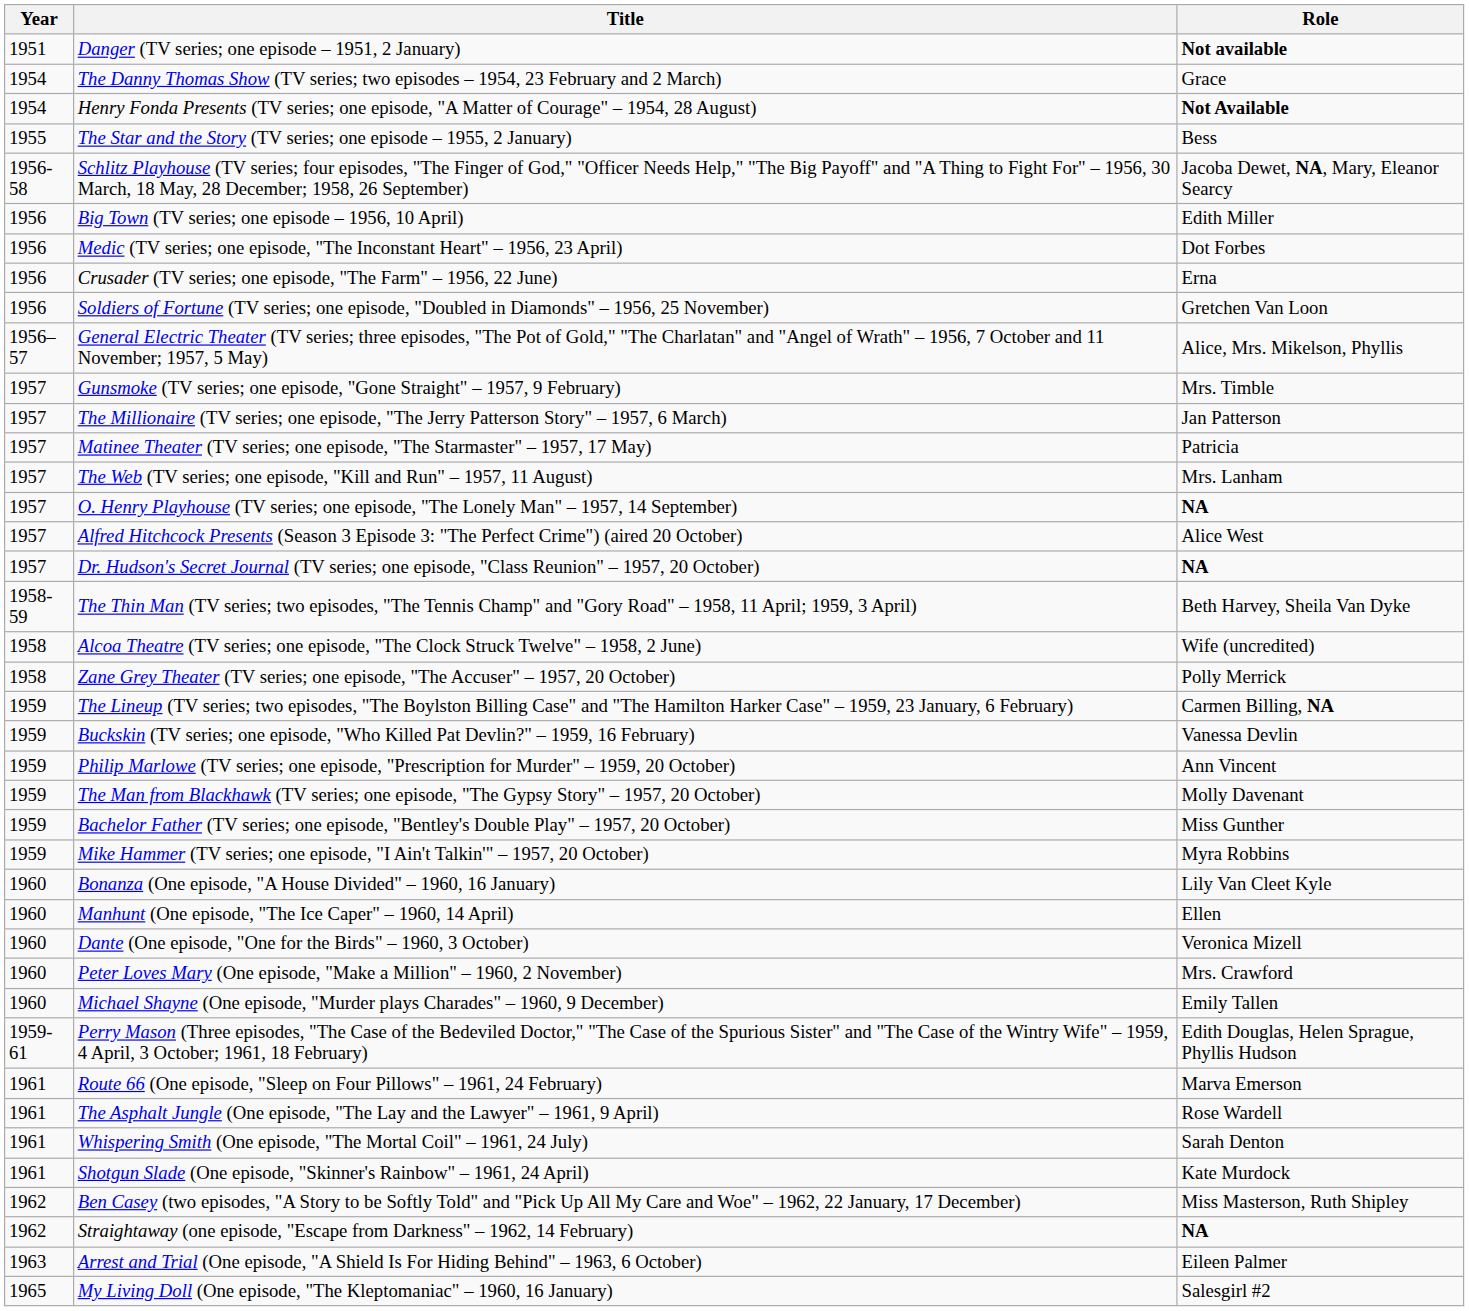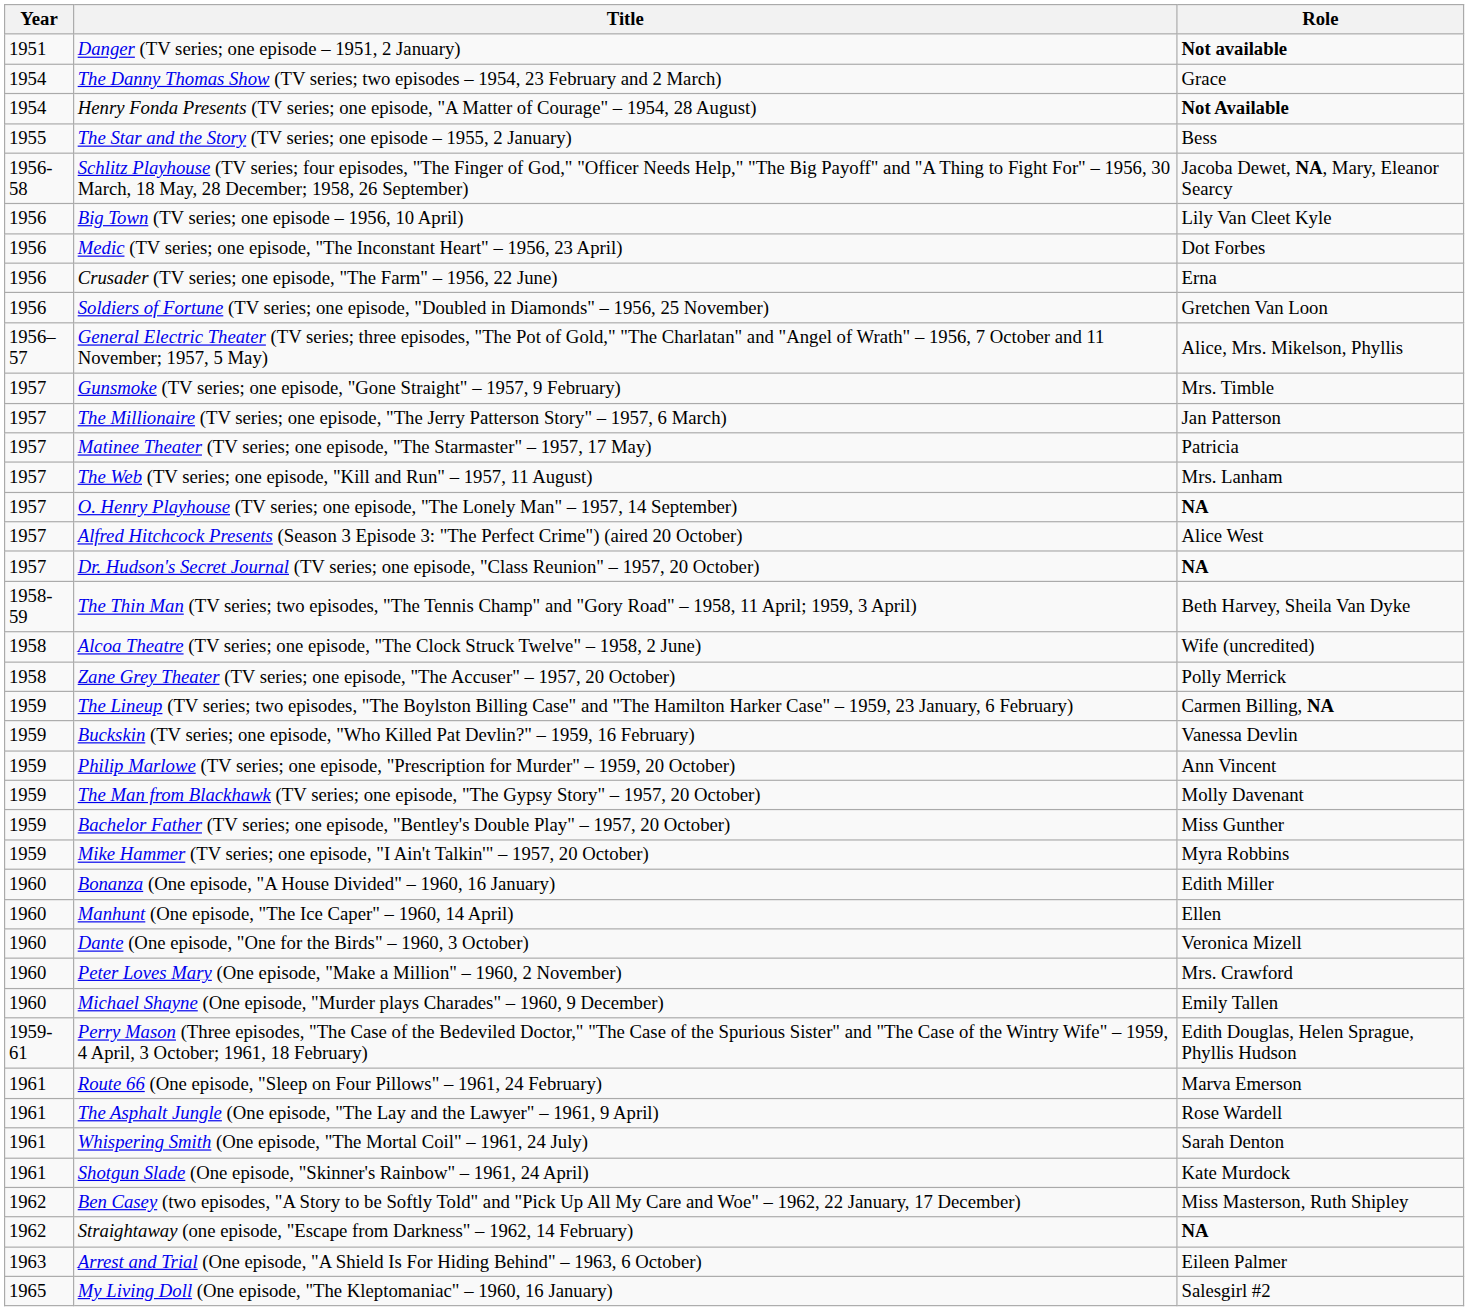(1228, 218) Edith Miller -> (1257, 218) Lily Van Cleet Kyle
(1257, 884) Lily Van Cleet Kyle -> (1228, 884) Edith Miller
